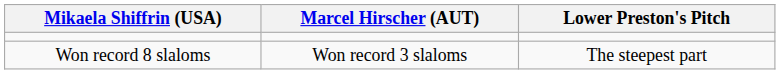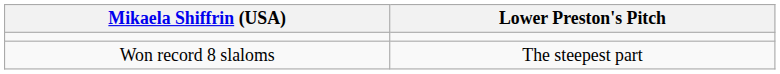- column: (390, 18)
